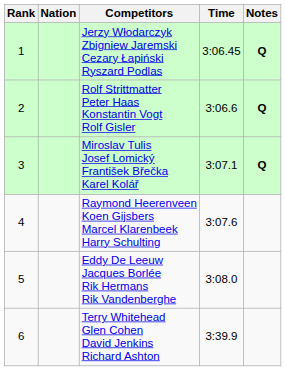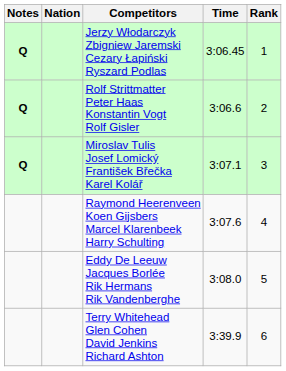columns swapped: (21, 13) <-> (262, 13)
